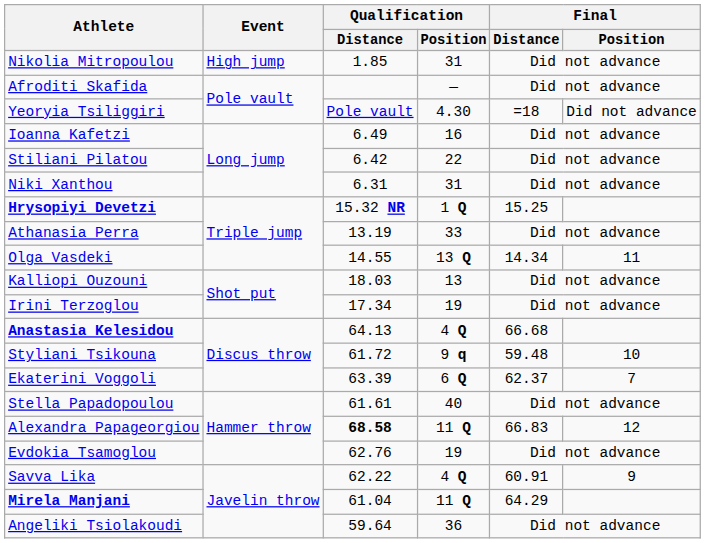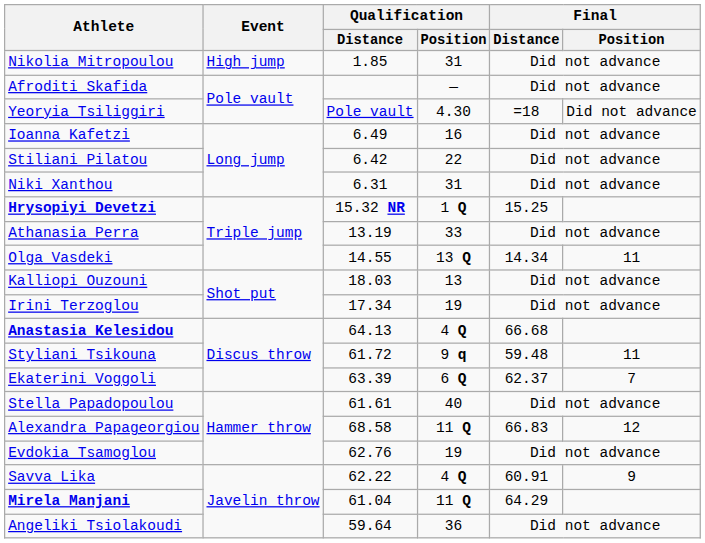(632, 355) 10 -> (632, 355) 11
(370, 428) bold -> (370, 428) normal
